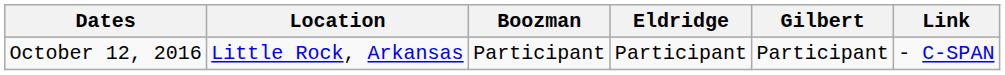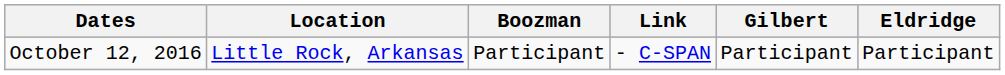columns swapped: (681, 21) <-> (946, 21)
